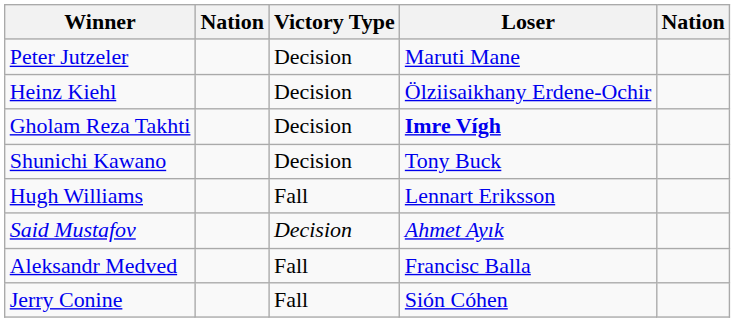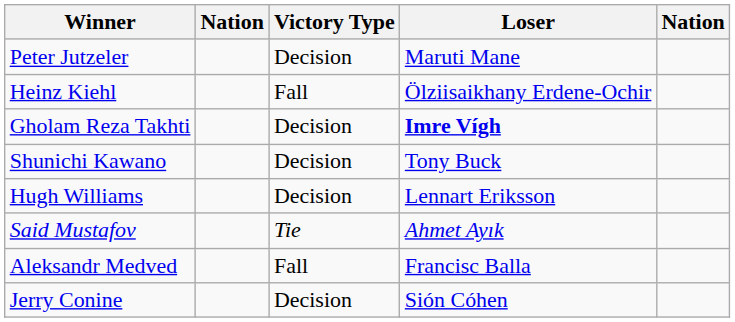(313, 91) Decision -> (291, 91) Fall
(291, 195) Fall -> (313, 195) Decision
(313, 230) Decision -> (287, 230) Tie
(291, 299) Fall -> (313, 299) Decision
